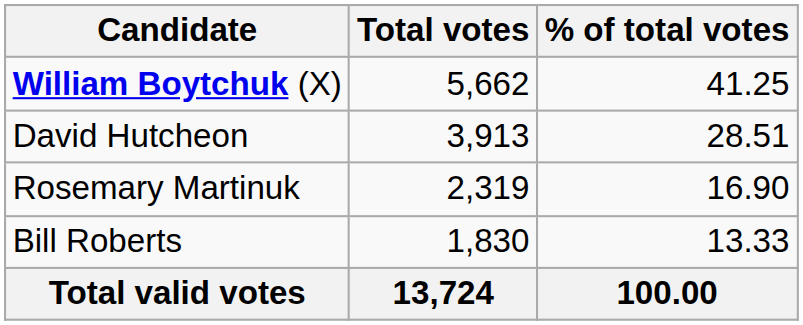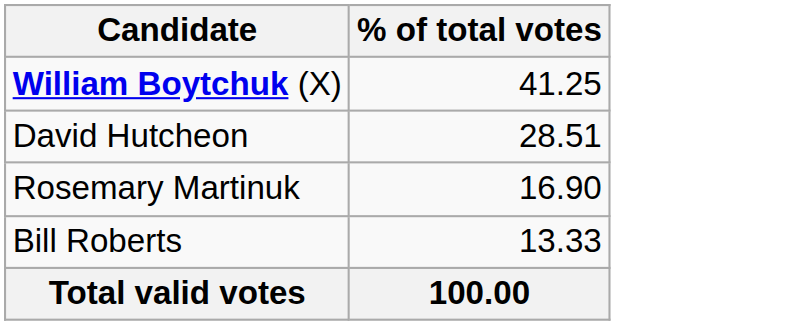- column: (443, 30)
